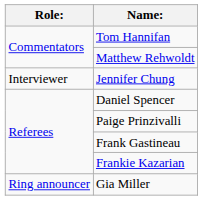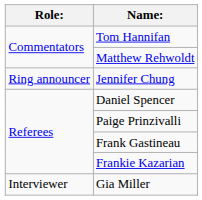(38, 78) Interviewer -> (49, 78) Ring announcer
(49, 184) Ring announcer -> (38, 184) Interviewer
